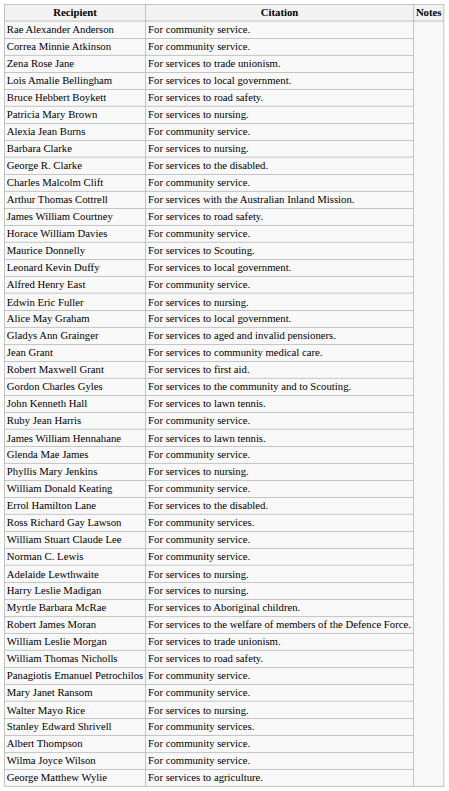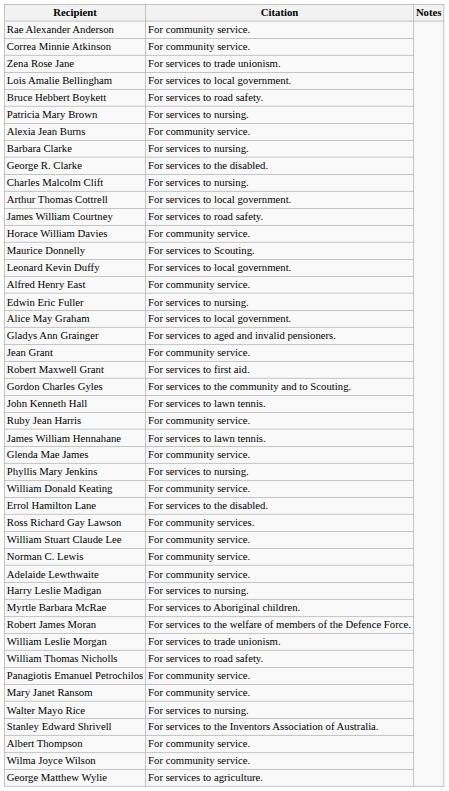(199, 183) For community service. -> (198, 183) For services to nursing.
(251, 200) For services with the Australian Inland Mission. -> (220, 200) For services to local government.
(235, 353) For services to community medical care. -> (199, 353) For community service.
(198, 574) For services to nursing. -> (199, 574) For community service.
(201, 727) For community services. -> (263, 727) For services to the Inventors Association of Australia.
